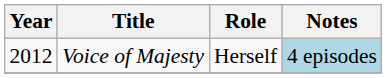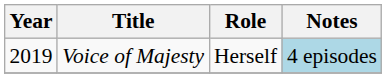(31, 55) 2012 -> (31, 55) 2019
